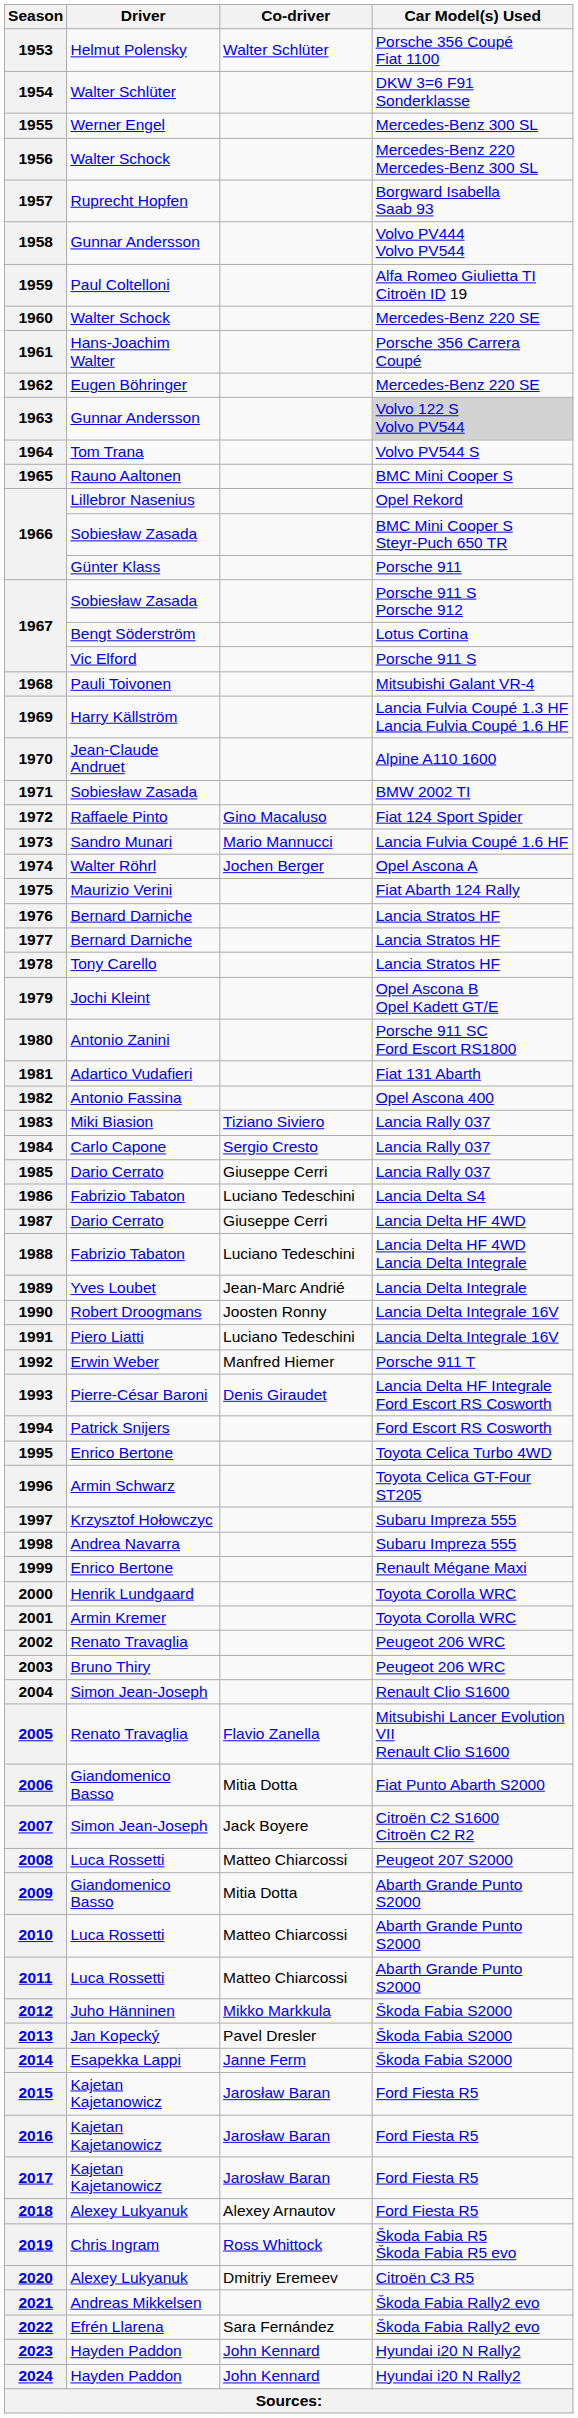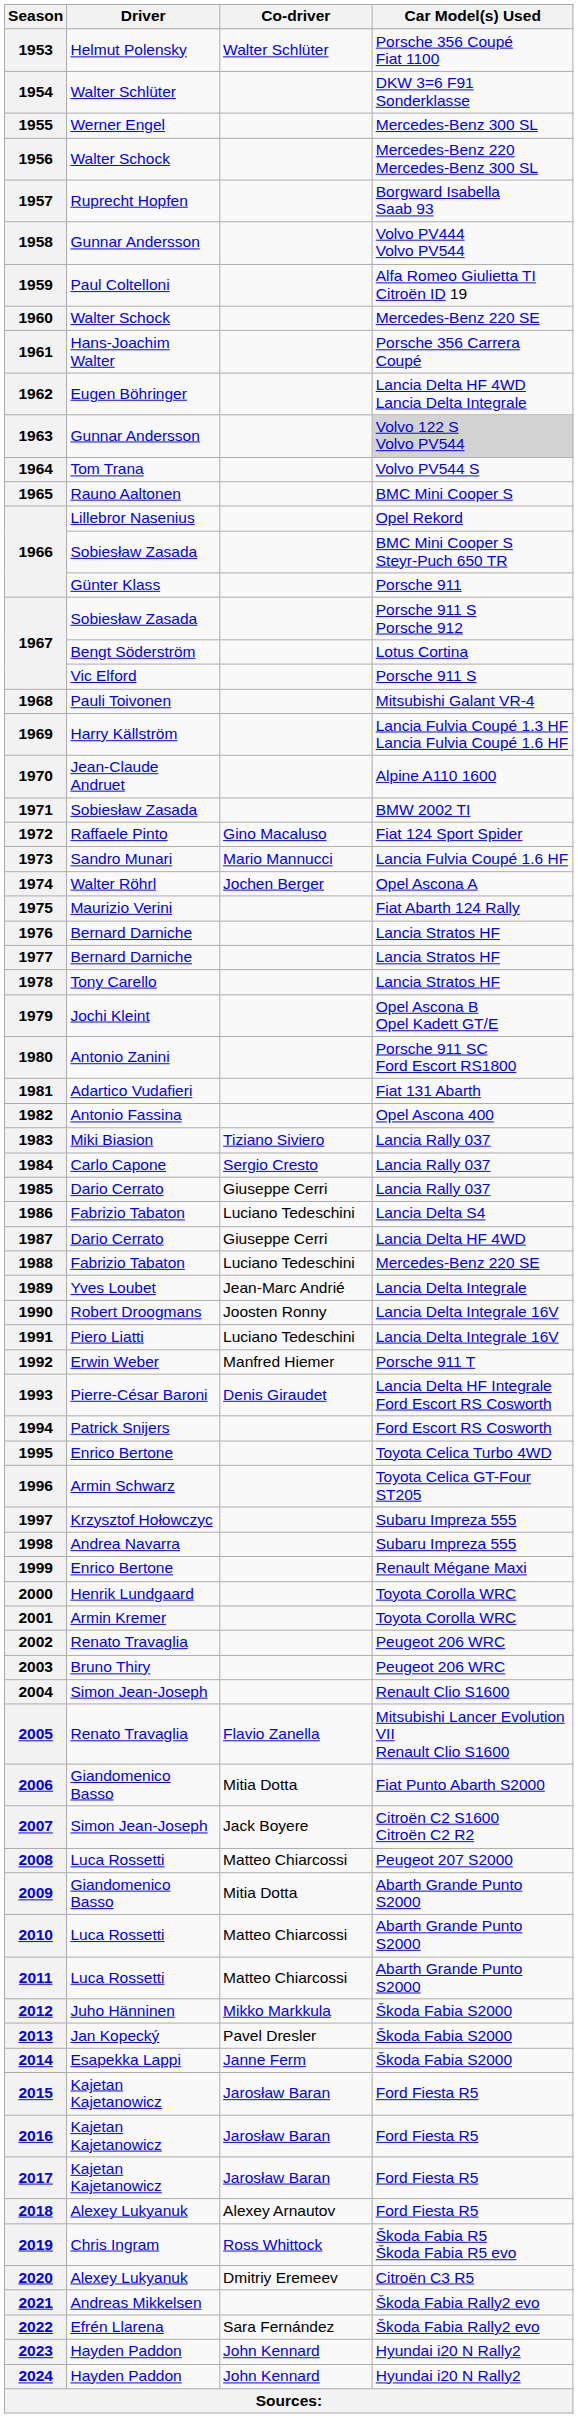(458, 385) Mercedes-Benz 220 SE -> (451, 393) Lancia Delta HF 4WD Lancia Delta Integrale
(451, 1254) Lancia Delta HF 4WD Lancia Delta Integrale -> (458, 1263) Mercedes-Benz 220 SE
